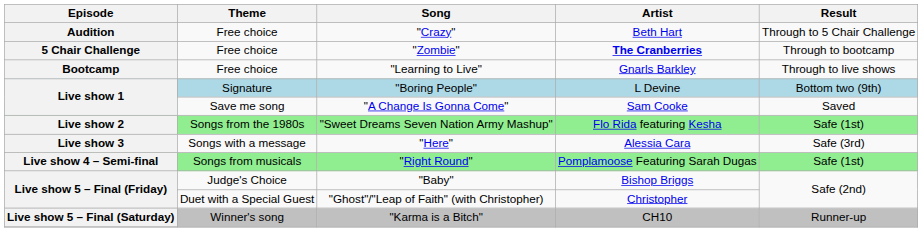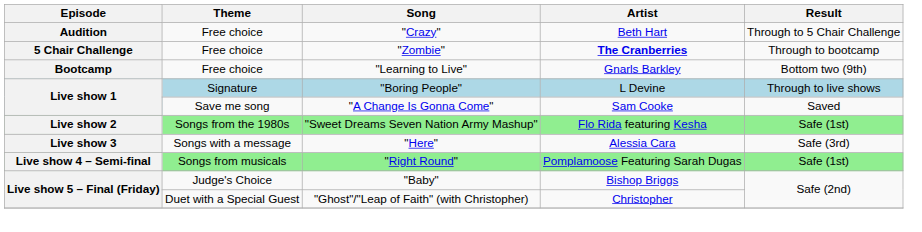(839, 69) Through to live shows -> (824, 69) Bottom two (9th)
(839, 87) Bottom two (9th) -> (824, 87) Through to live shows
- row: (436, 217)
